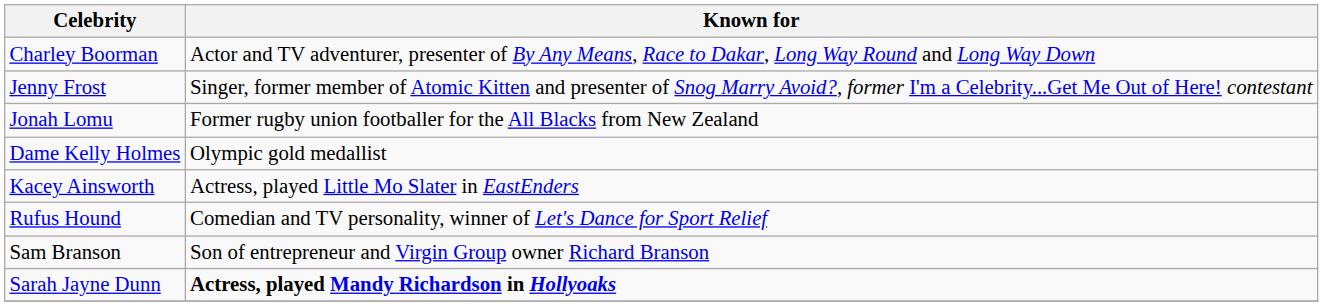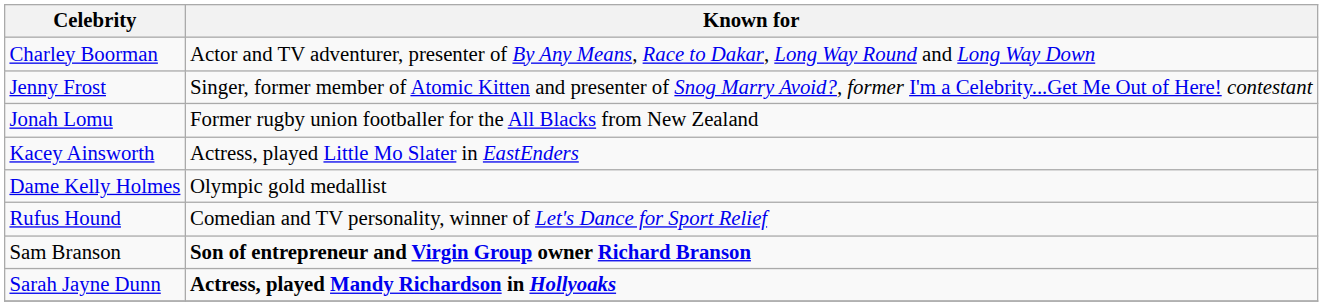rows swapped: (82, 185) <-> (95, 152)
(450, 251) normal -> (470, 251) bold
